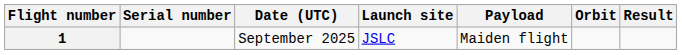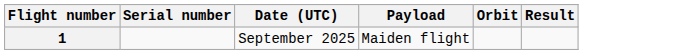- column: (408, 16)
